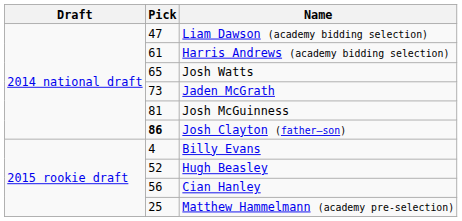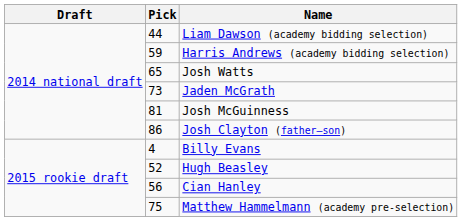(155, 33) 47 -> (155, 33) 44
(155, 53) 61 -> (155, 53) 59
(155, 130) bold -> (155, 130) normal
(155, 207) 25 -> (155, 207) 75
